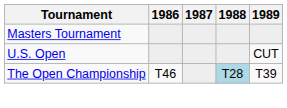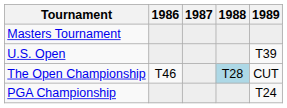(266, 54) CUT -> (266, 54) T39
(266, 74) T39 -> (266, 74) CUT
+ row: (62, 93)
